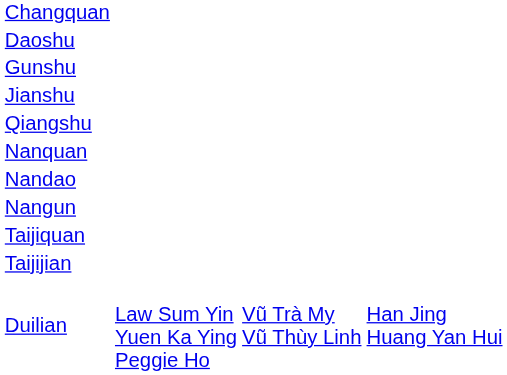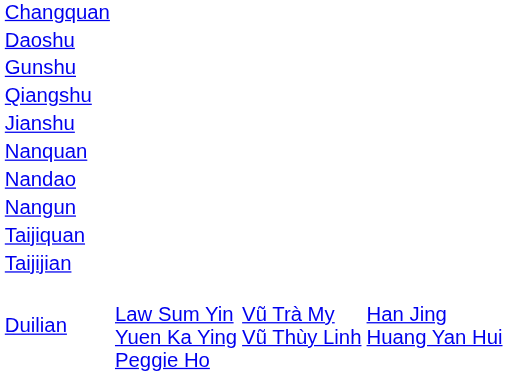rows swapped: (40, 95) <-> (48, 123)
